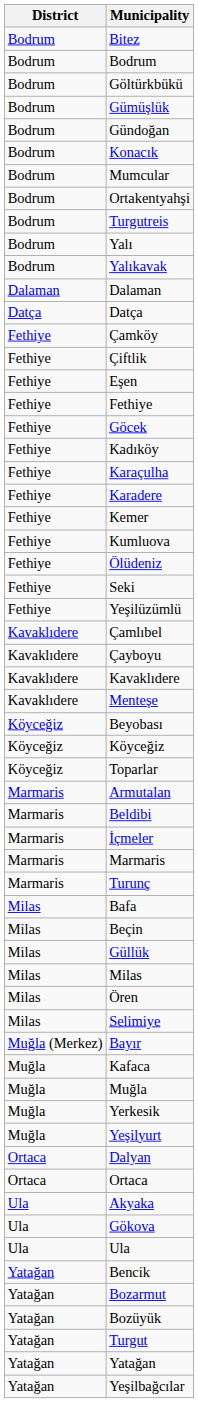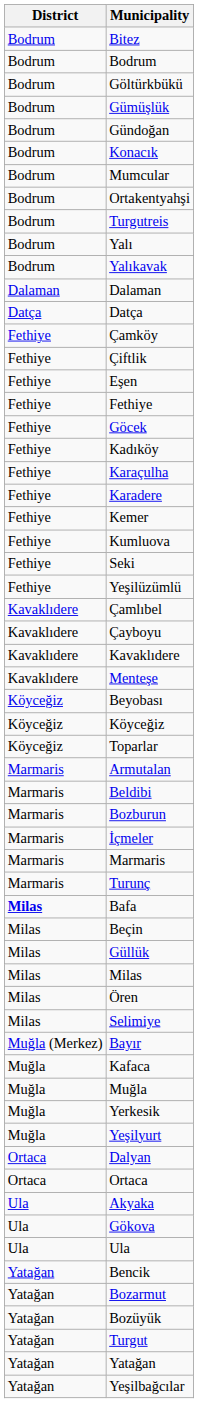- row: (136, 564)
+ row: (138, 815)
(24, 906) normal -> (25, 906) bold
